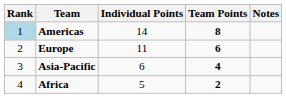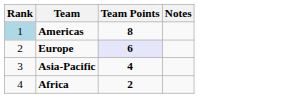- column: (142, 13)
(218, 48) no background -> (130, 48) lavender background
